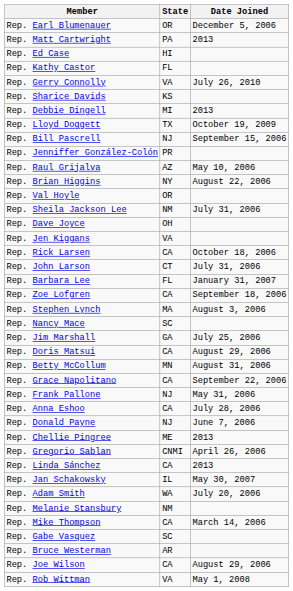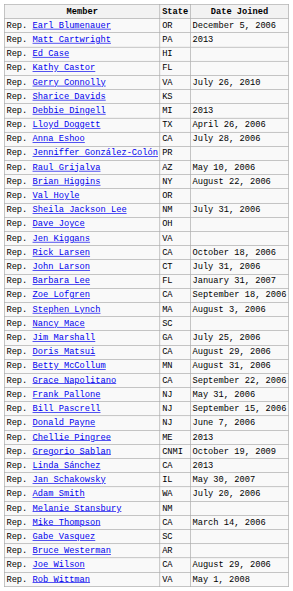(234, 125) October 19, 2009 -> (229, 125) April 26, 2006
rows swapped: (46, 409) <-> (53, 139)
(229, 451) April 26, 2006 -> (234, 451) October 19, 2009
